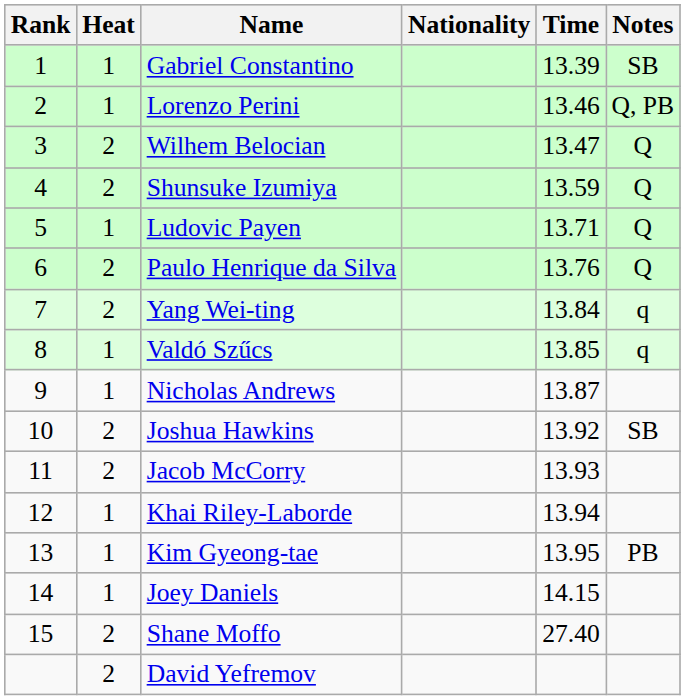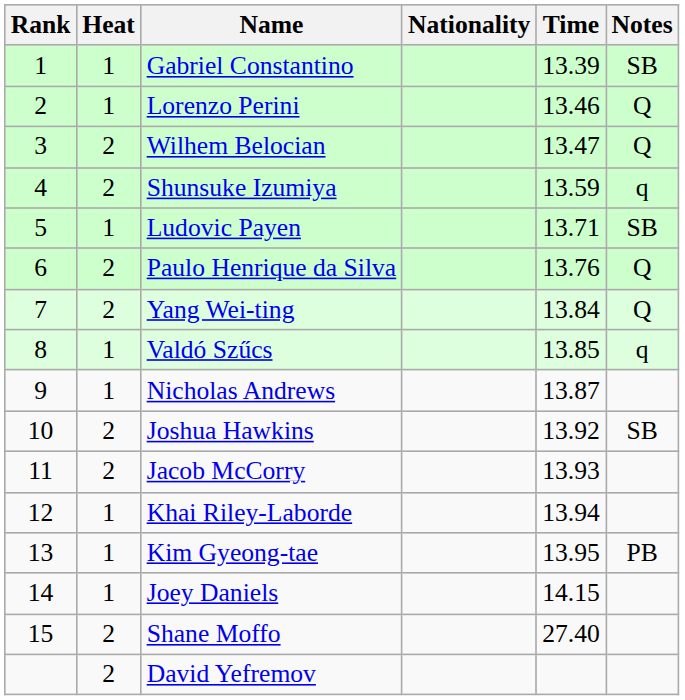(643, 106) Q, PB -> (642, 106) Q
(643, 187) Q -> (642, 187) q
(643, 227) Q -> (642, 227) SB
(643, 308) q -> (642, 308) Q
